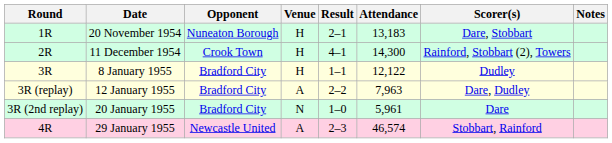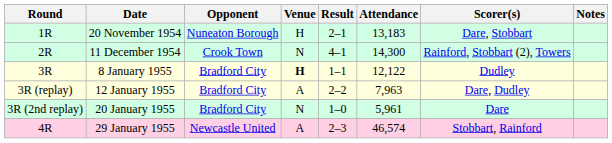(300, 52) H -> (300, 52) N
(300, 71) normal -> (300, 71) bold
